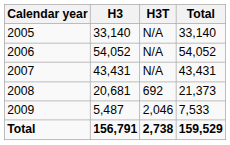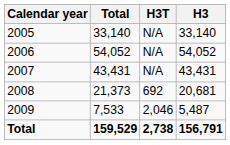columns swapped: (115, 14) <-> (201, 14)
